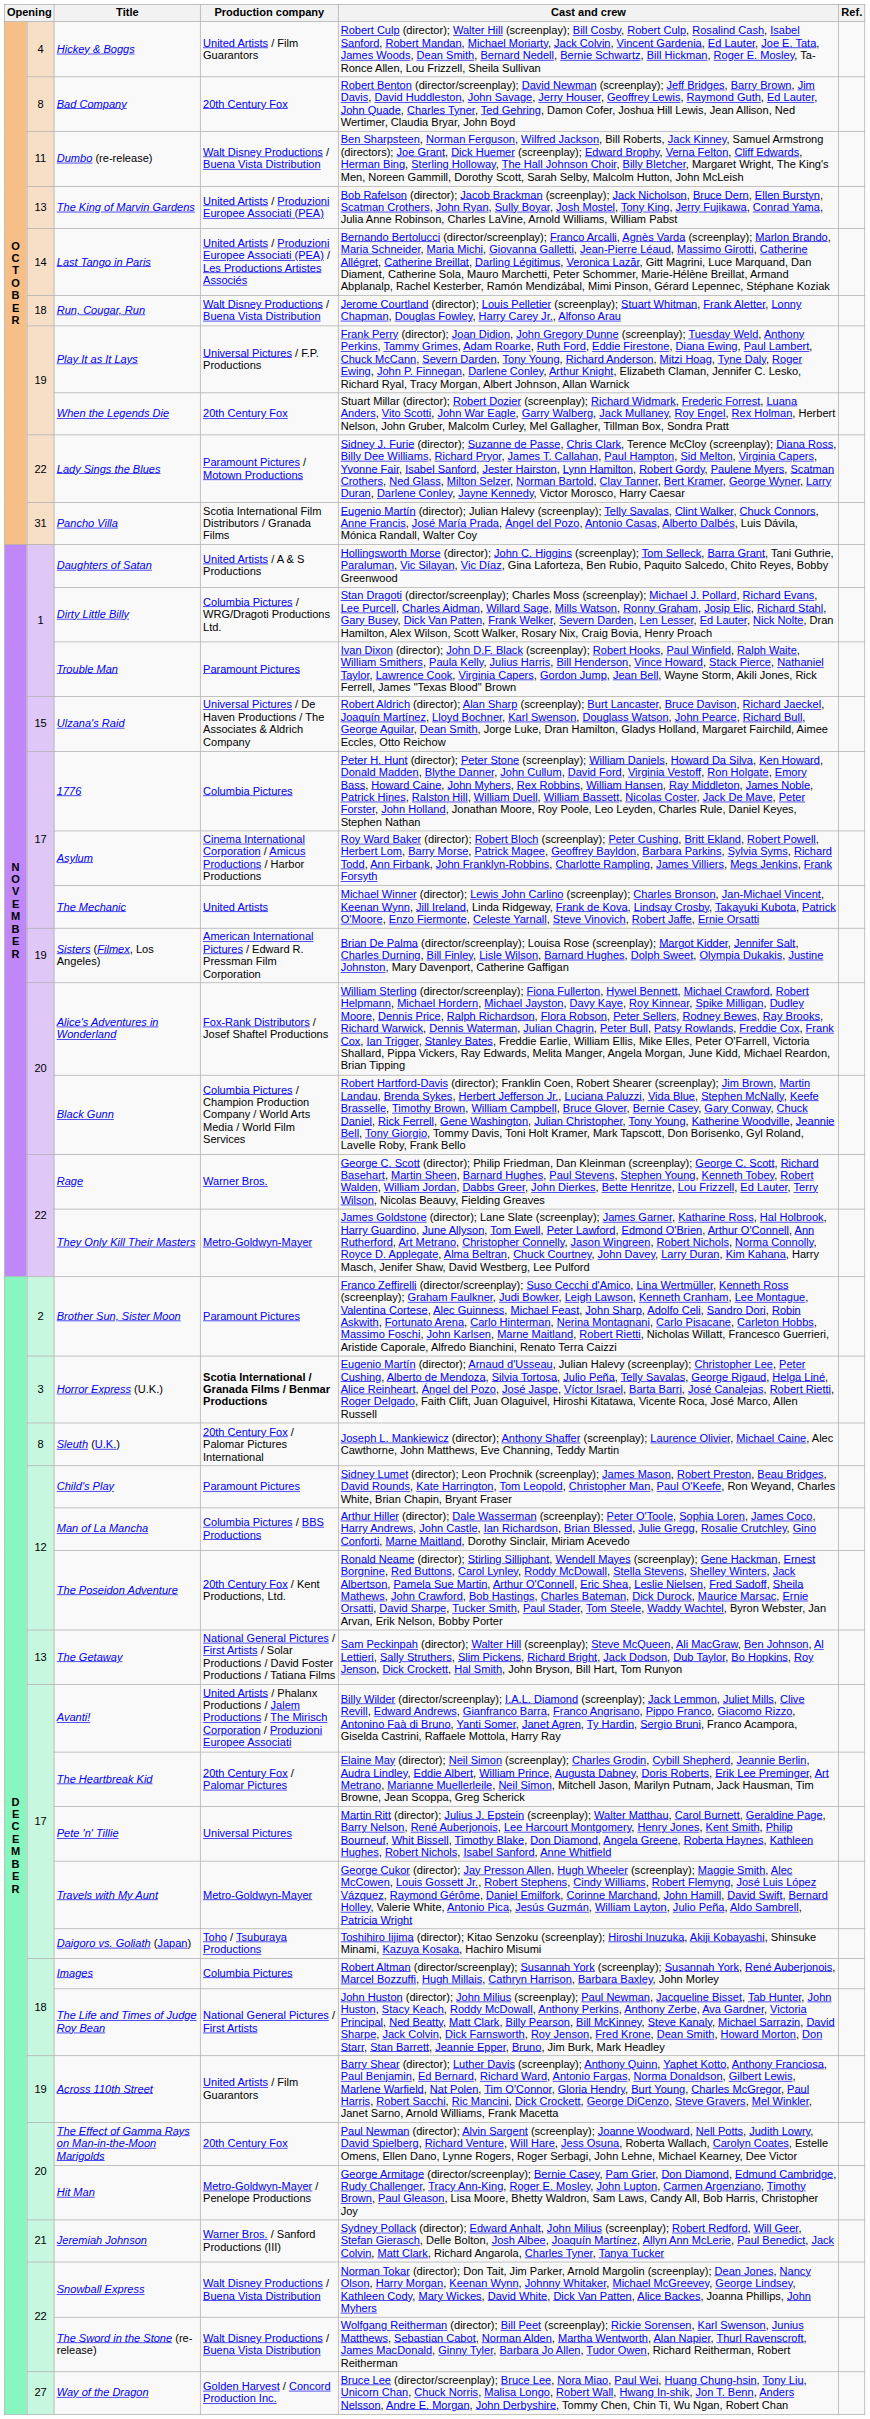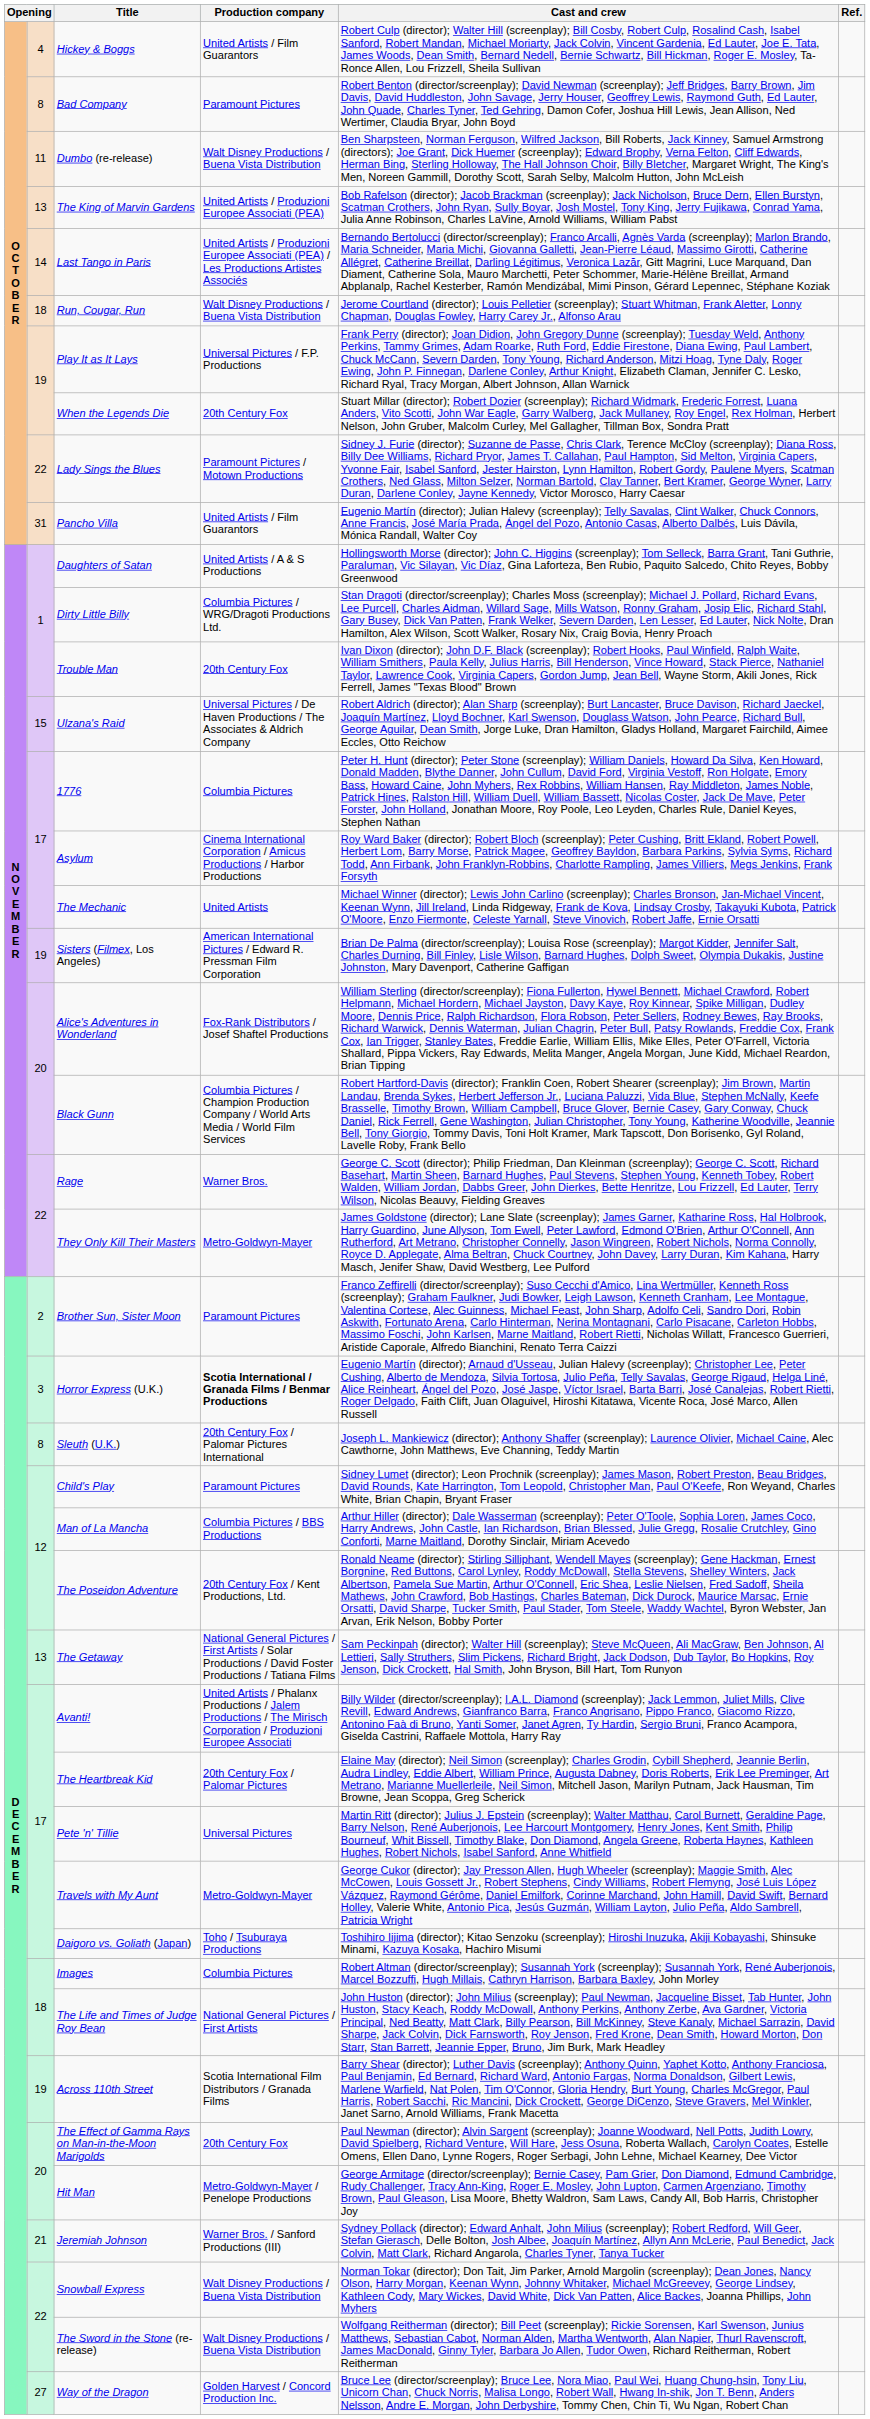(245, 104) 20th Century Fox -> (251, 104) Paramount Pictures
(262, 523) Scotia International Film Distributors / Granada Films -> (251, 523) United Artists / Film Guarantors
(251, 669) Paramount Pictures -> (245, 669) 20th Century Fox
(251, 2089) United Artists / Film Guarantors -> (262, 2089) Scotia International Film Distributors / Granada Films
